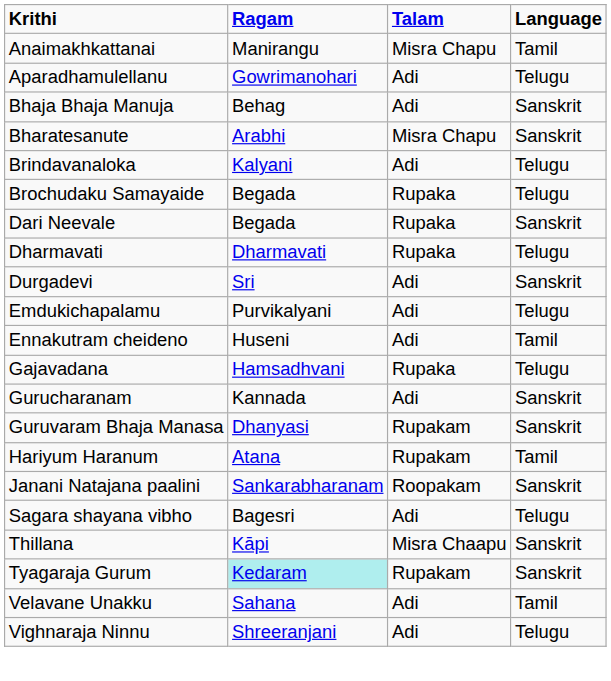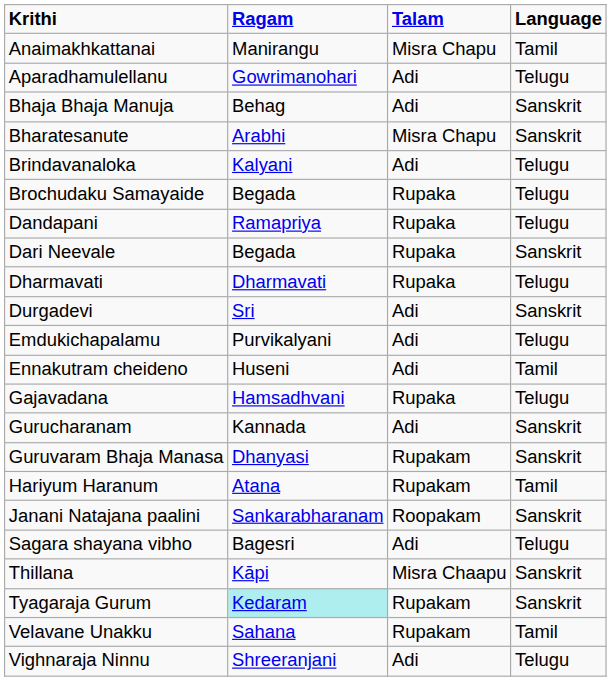+ row: (53, 223)
(405, 602) Adi -> (431, 631) Rupakam
